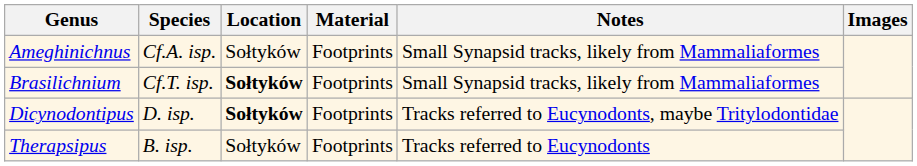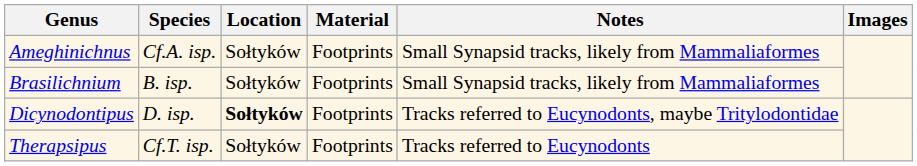(178, 82) Cf.T. isp. -> (168, 82) B. isp.
(264, 82) bold -> (263, 82) normal
(168, 144) B. isp. -> (178, 144) Cf.T. isp.
